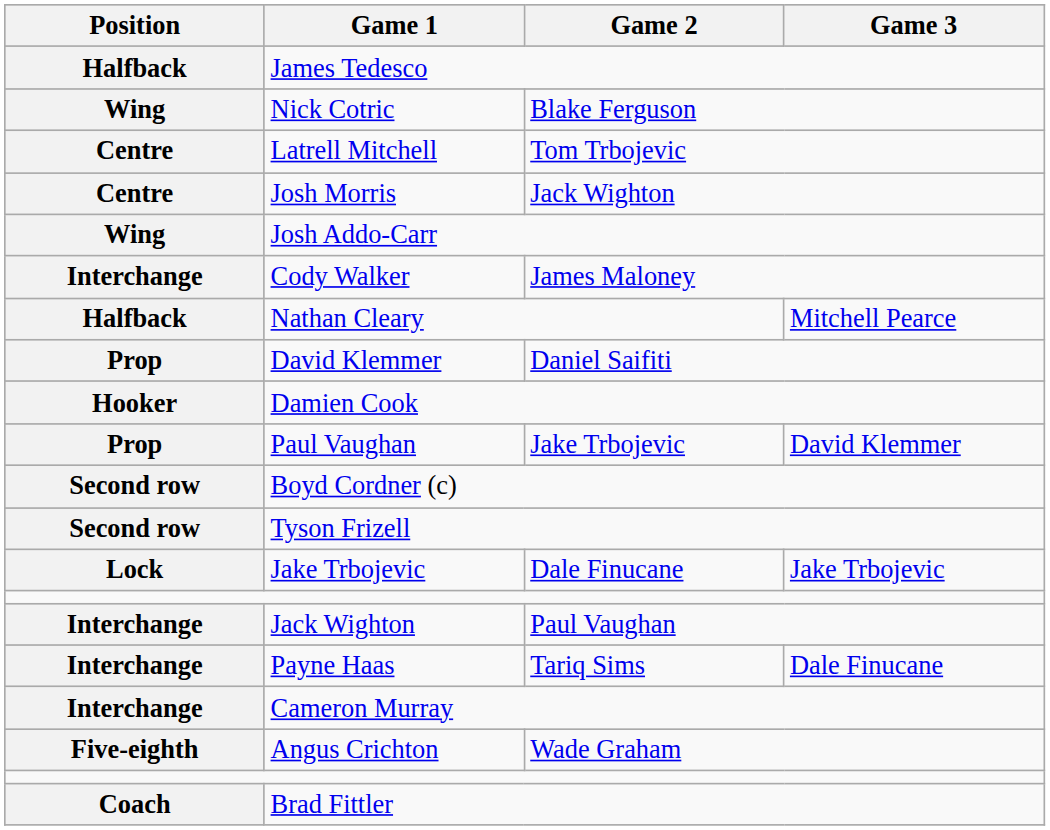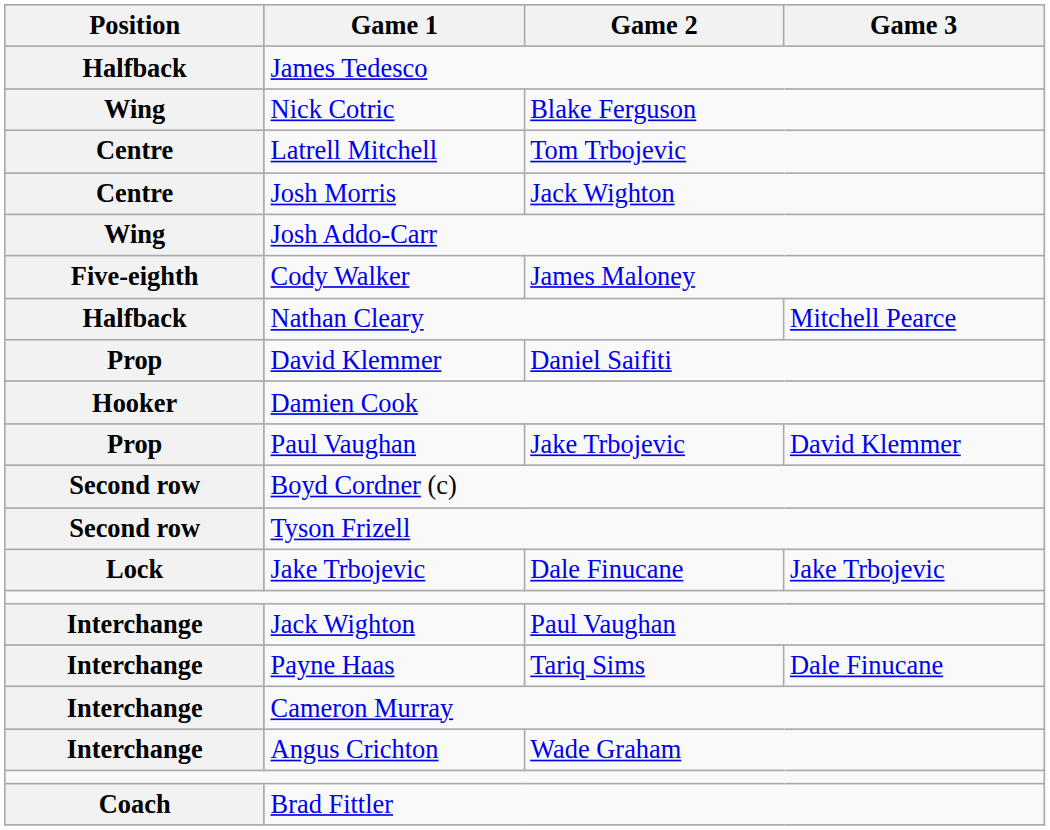(135, 276) Interchange -> (135, 276) Five-eighth
(135, 749) Five-eighth -> (135, 749) Interchange
